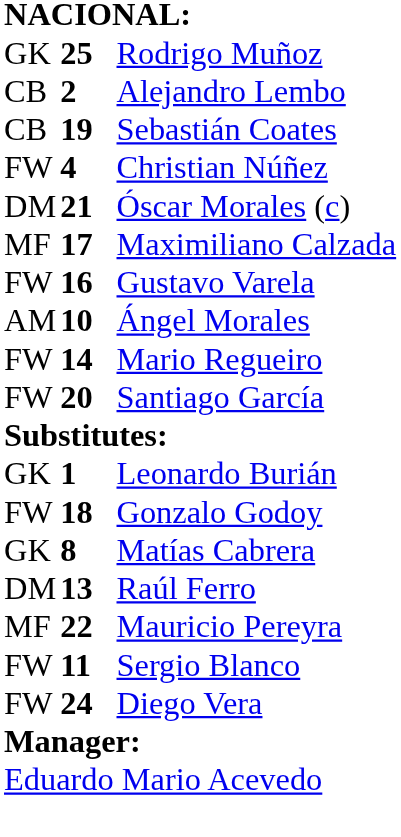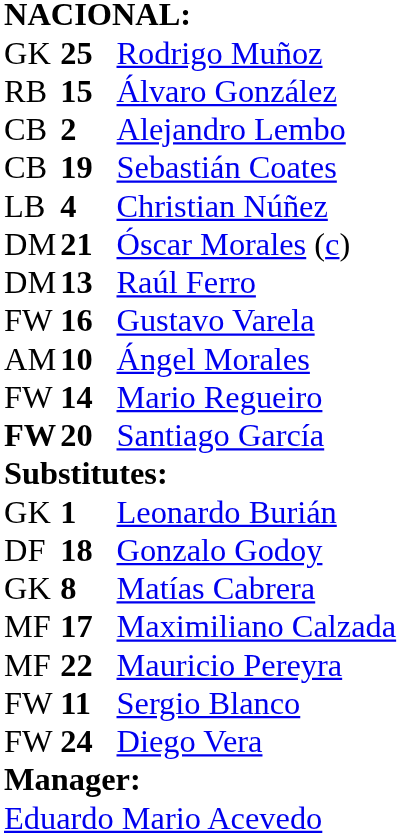+ row: (227, 90)
(28, 167) FW -> (25, 205) LB
rows swapped: (186, 588) <-> (256, 244)
(28, 396) normal -> (30, 435) bold
(28, 511) FW -> (25, 550) DF
